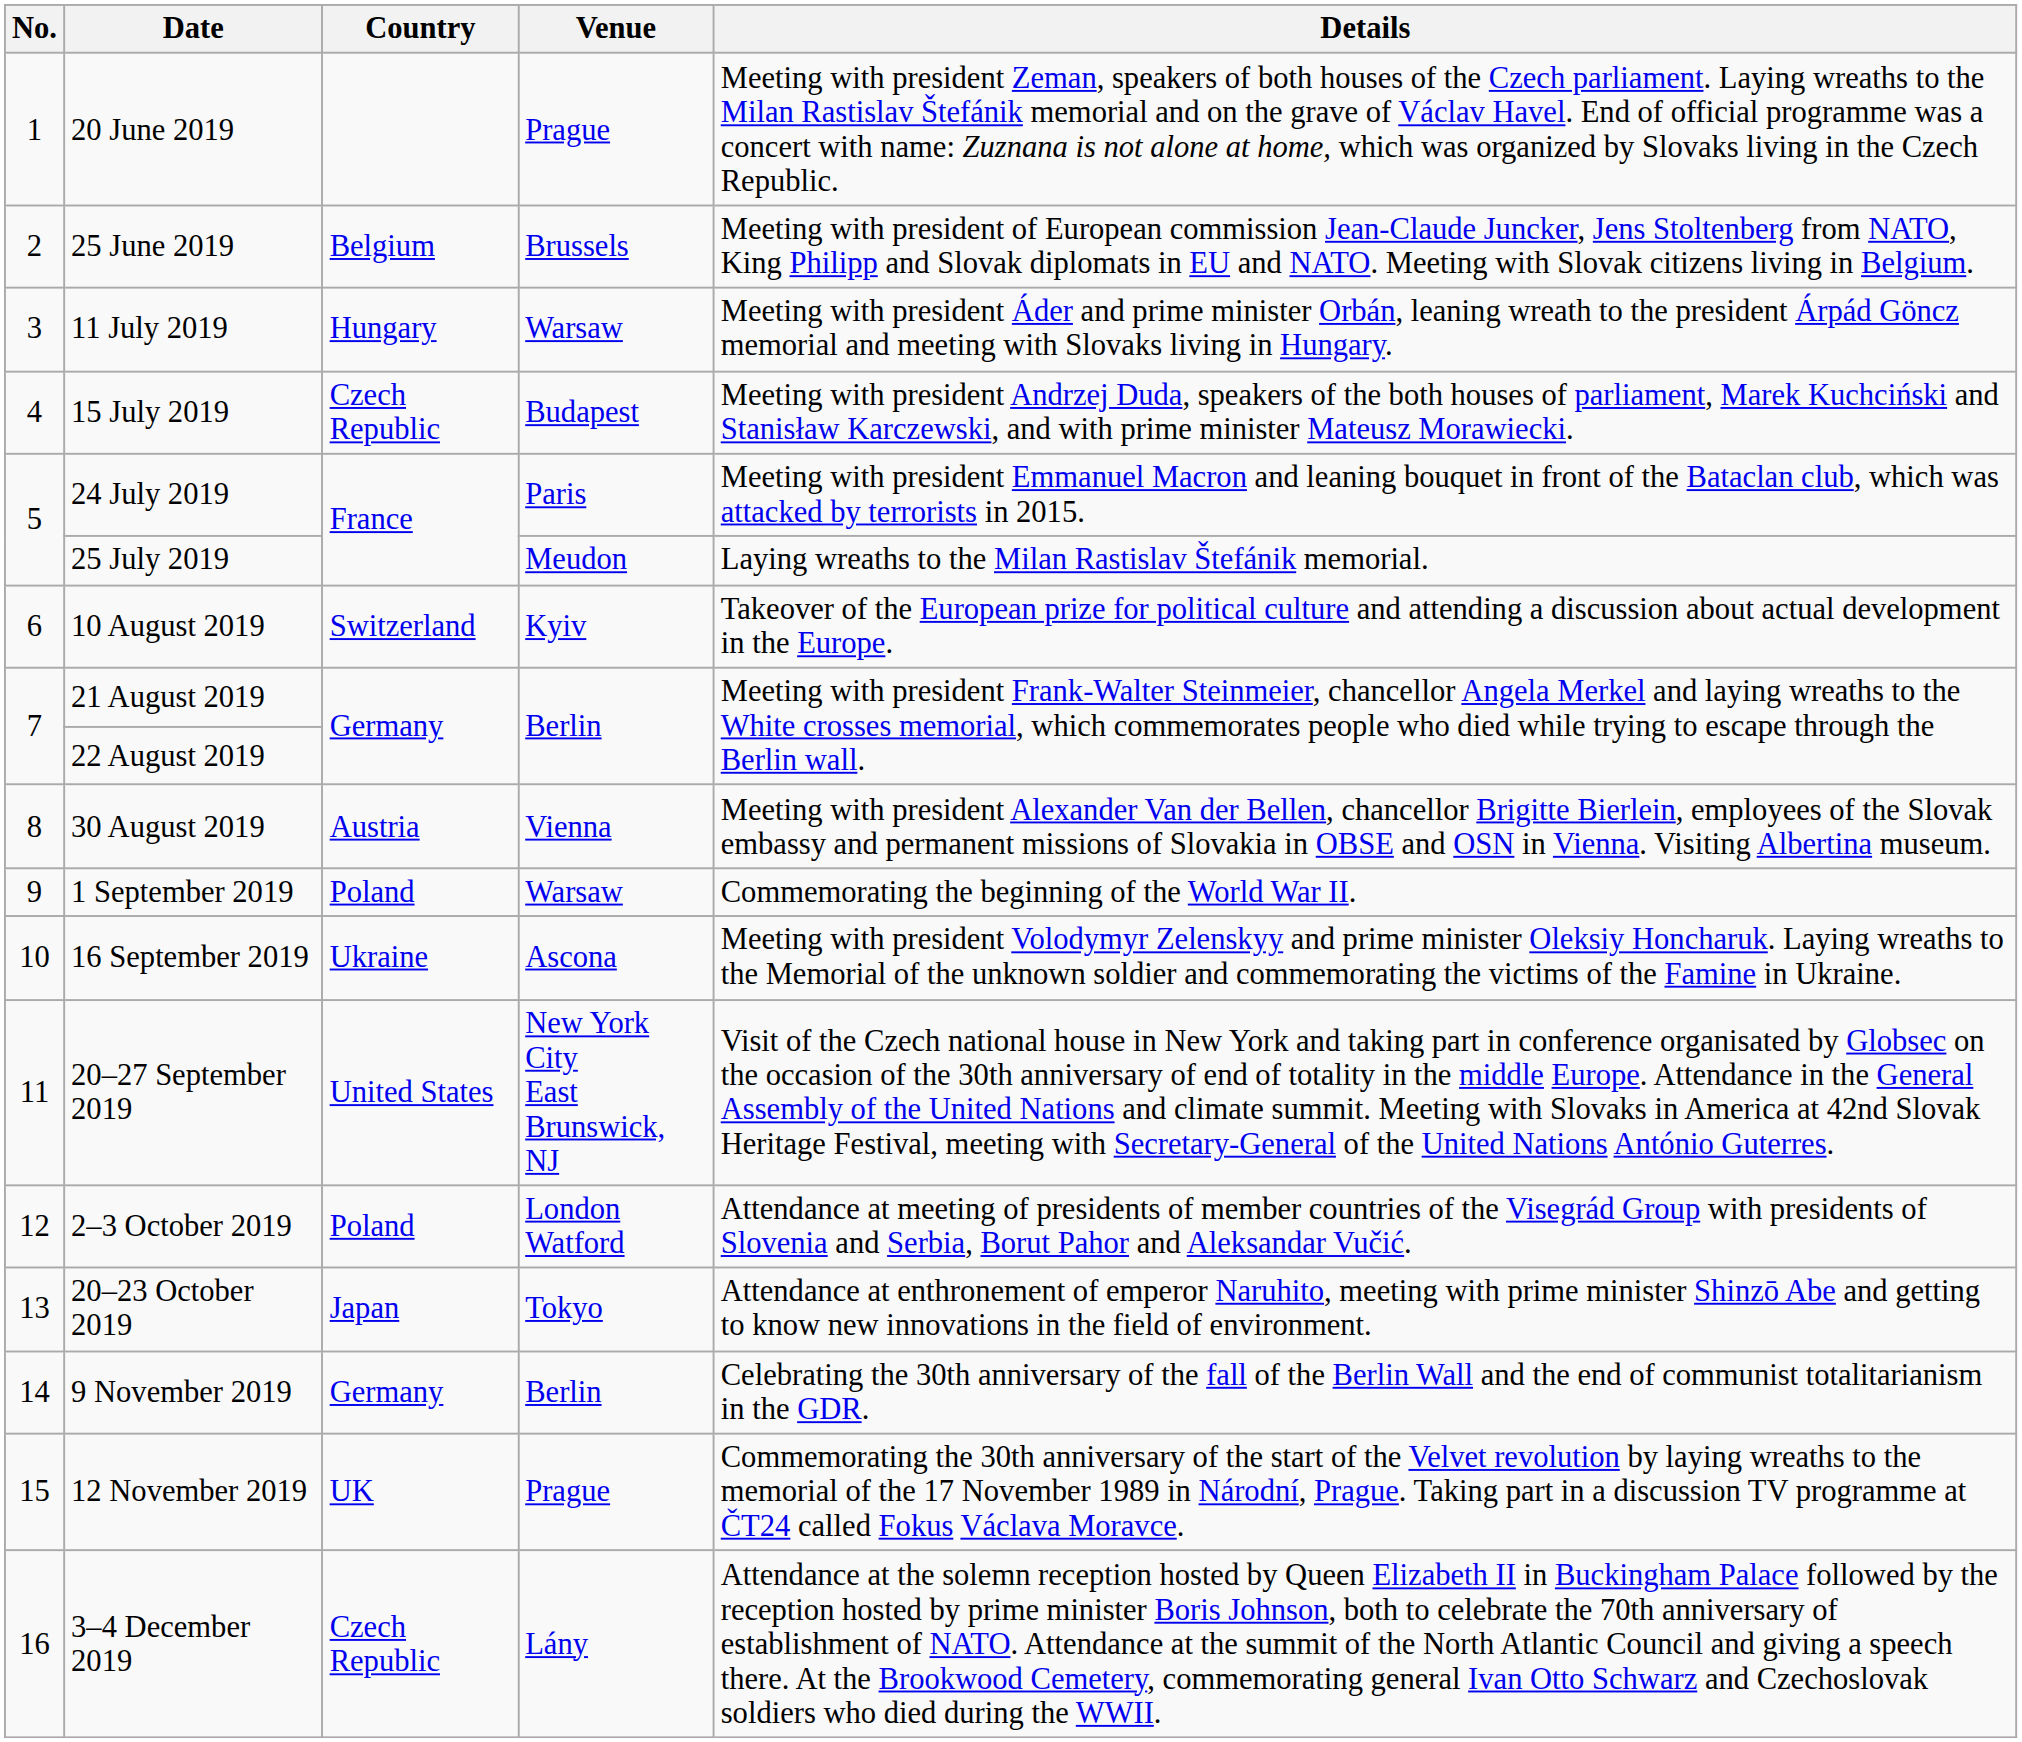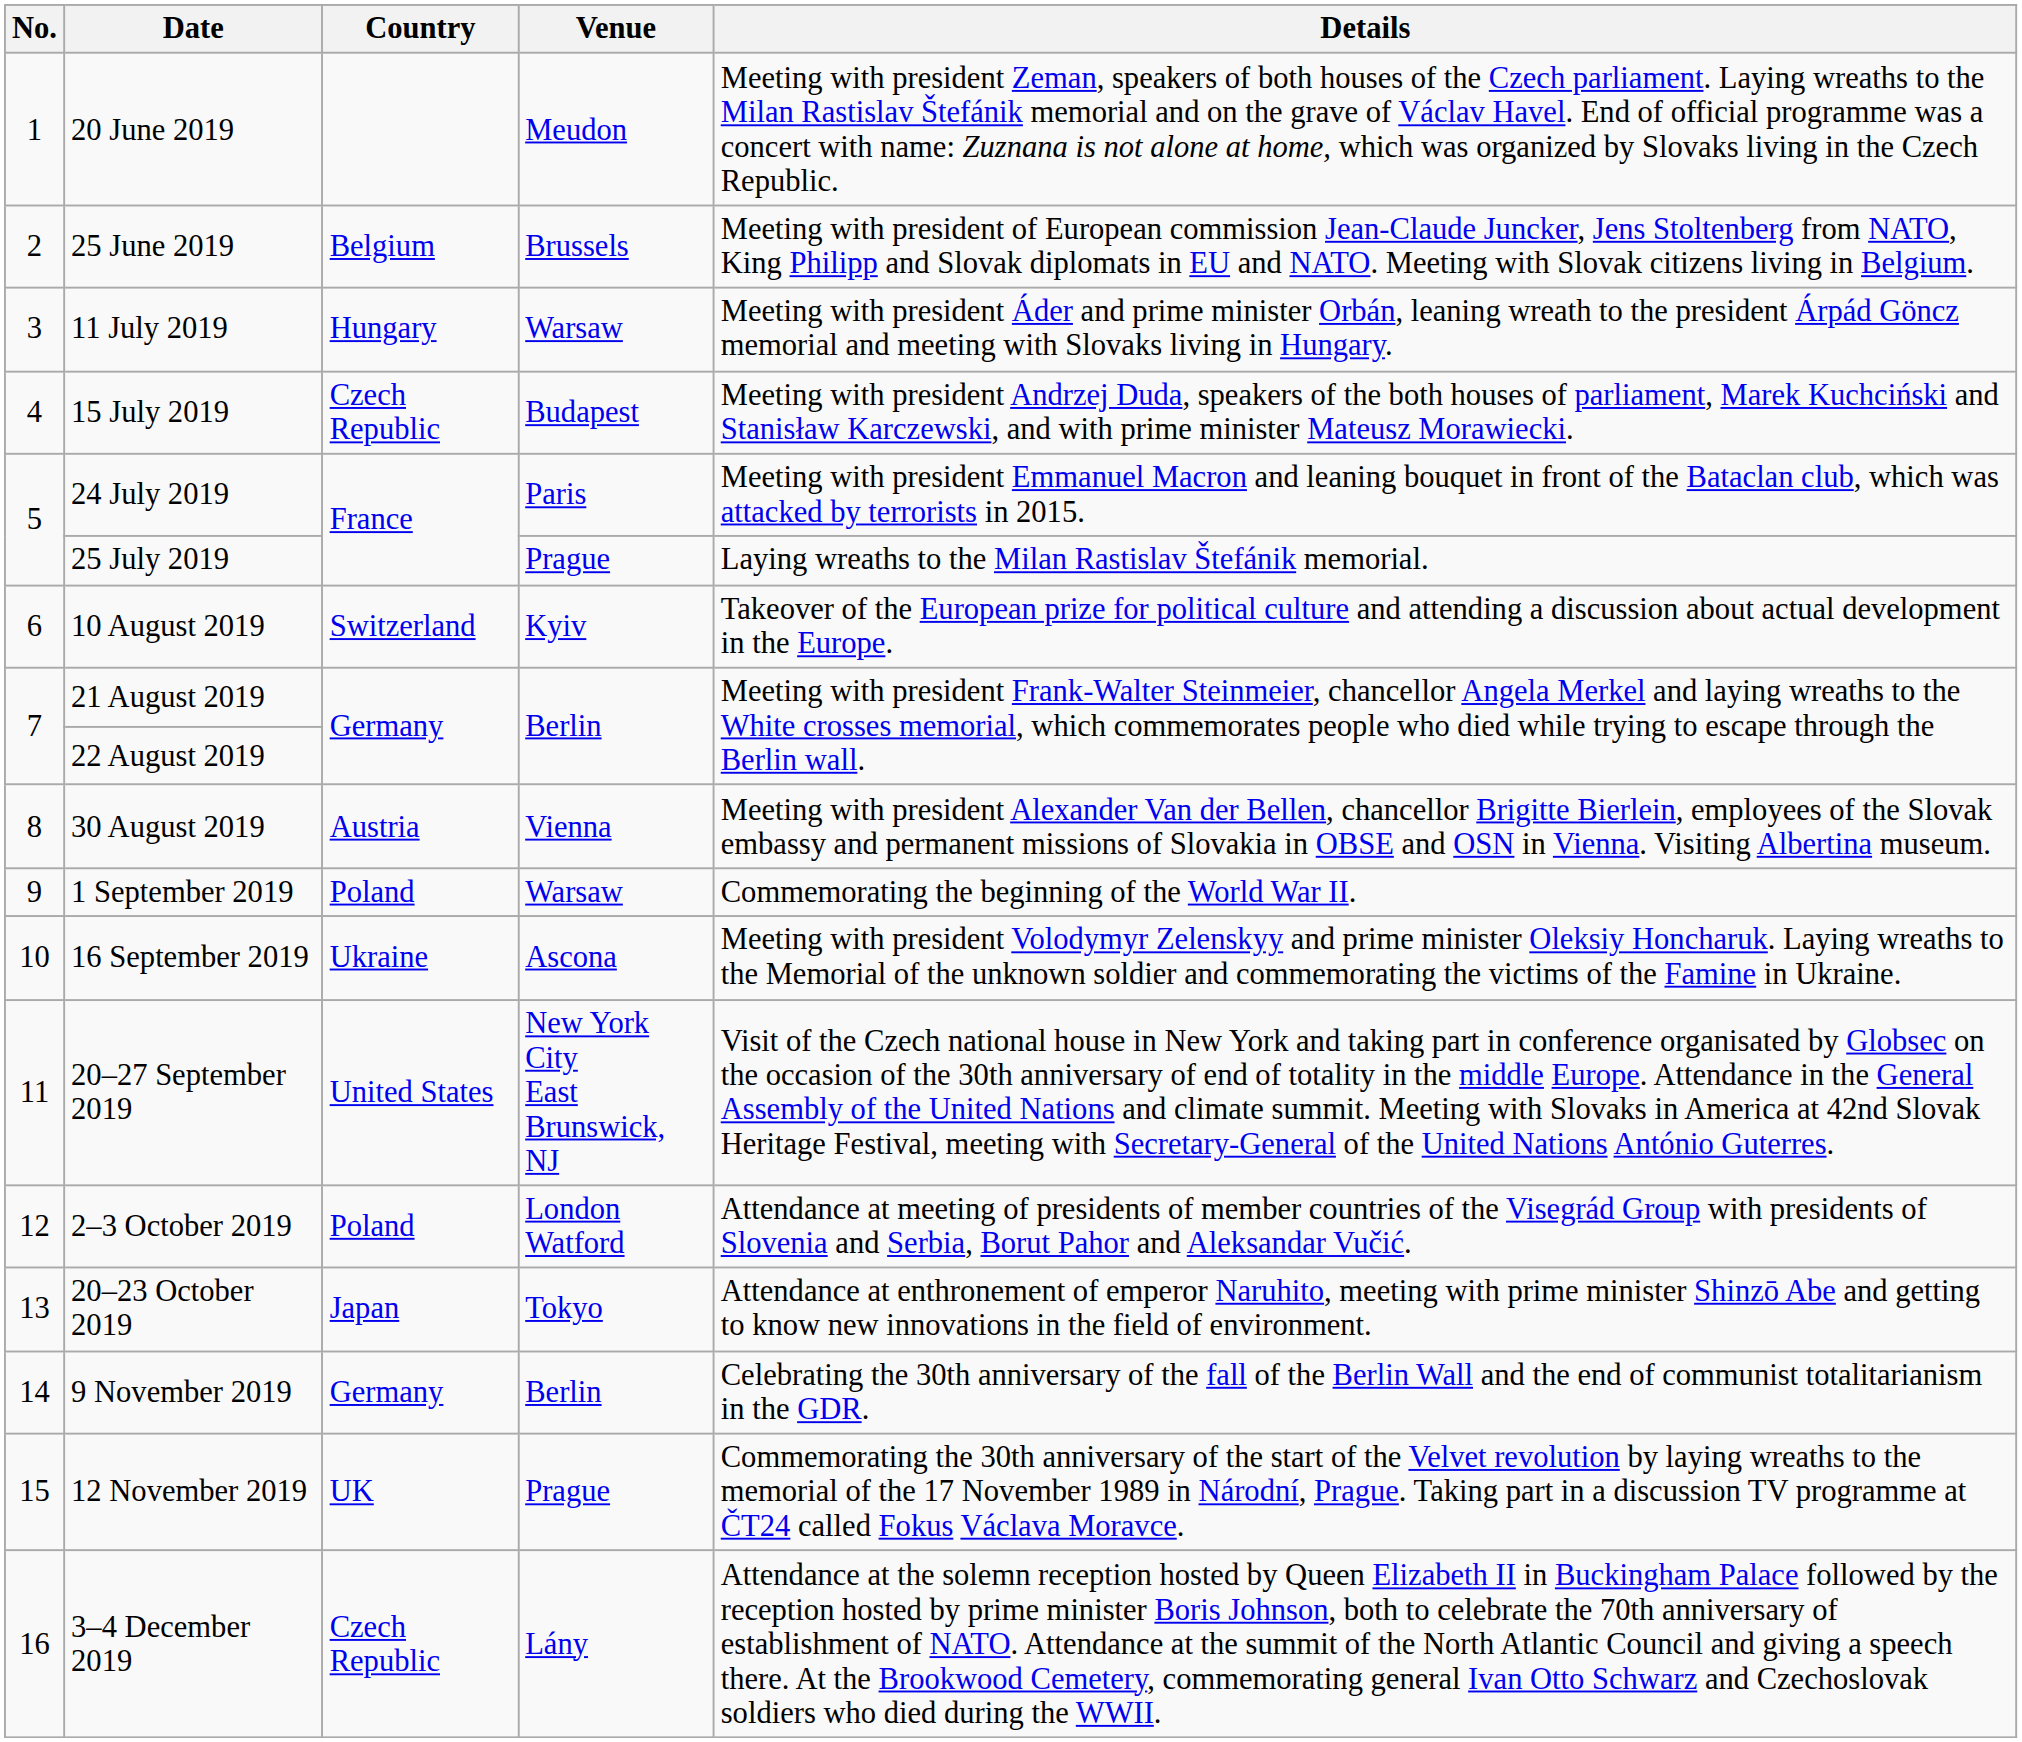(568, 128) Prague -> (576, 128) Meudon
(576, 560) Meudon -> (568, 560) Prague
